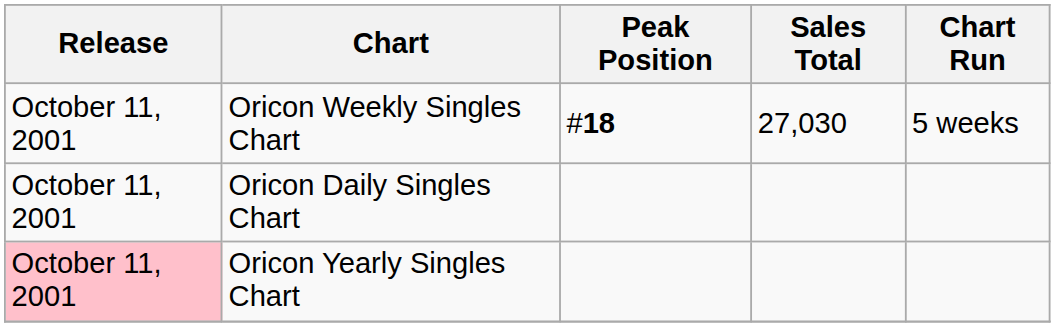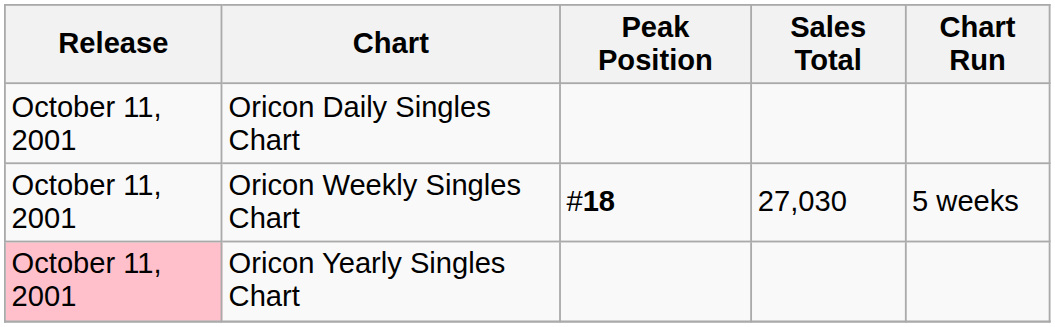rows swapped: (360, 201) <-> (375, 122)
